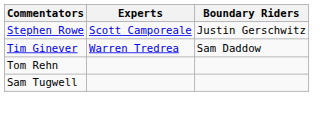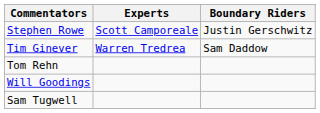+ row: (49, 83)
